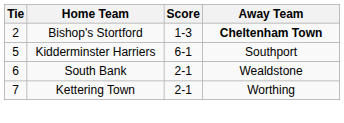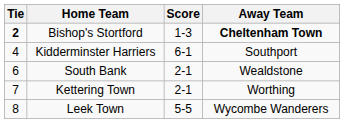(16, 33) normal -> (16, 33) bold
(16, 52) 5 -> (16, 52) 4
+ row: (95, 109)
